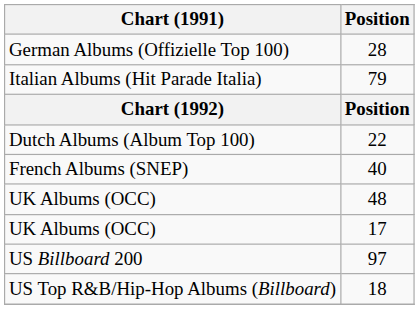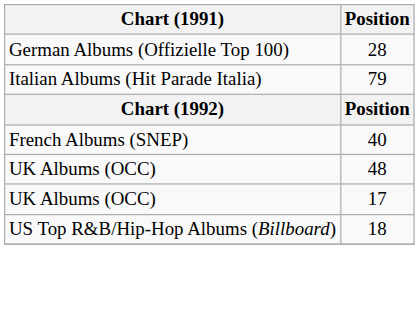- row: (377, 139)
- row: (377, 259)
